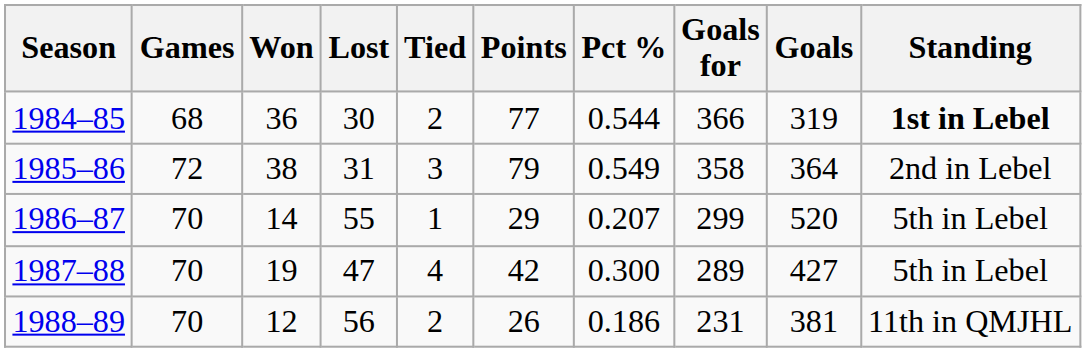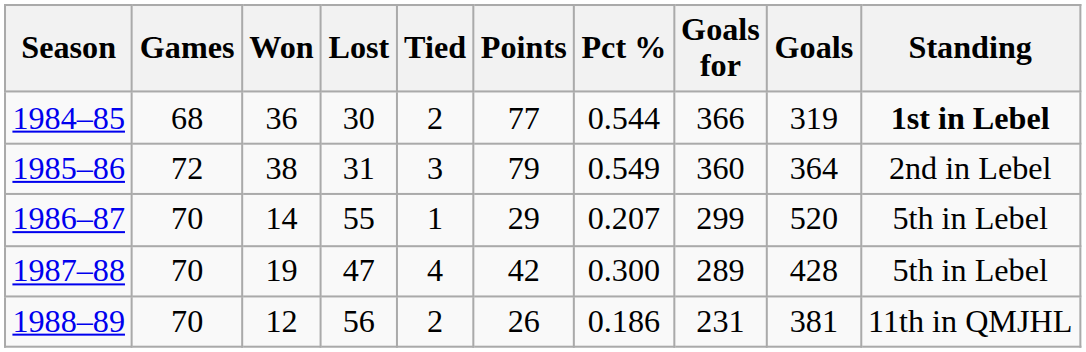(720, 168) 358 -> (720, 168) 360
(814, 270) 427 -> (814, 270) 428
